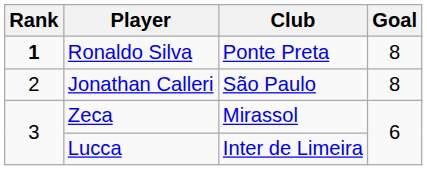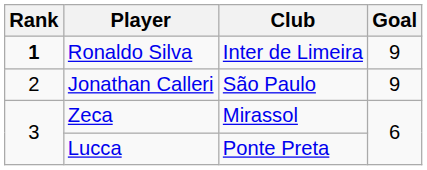(276, 52) Ponte Preta -> (293, 52) Inter de Limeira
(395, 52) 8 -> (395, 52) 9
(395, 84) 8 -> (395, 84) 9
(293, 148) Inter de Limeira -> (276, 148) Ponte Preta
